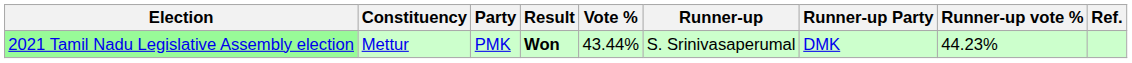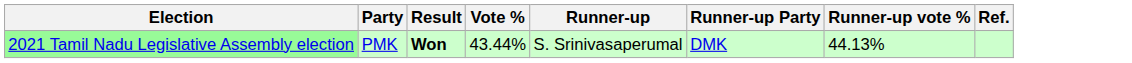- column: (414, 17)
(969, 44) 44.23% -> (856, 44) 44.13%
